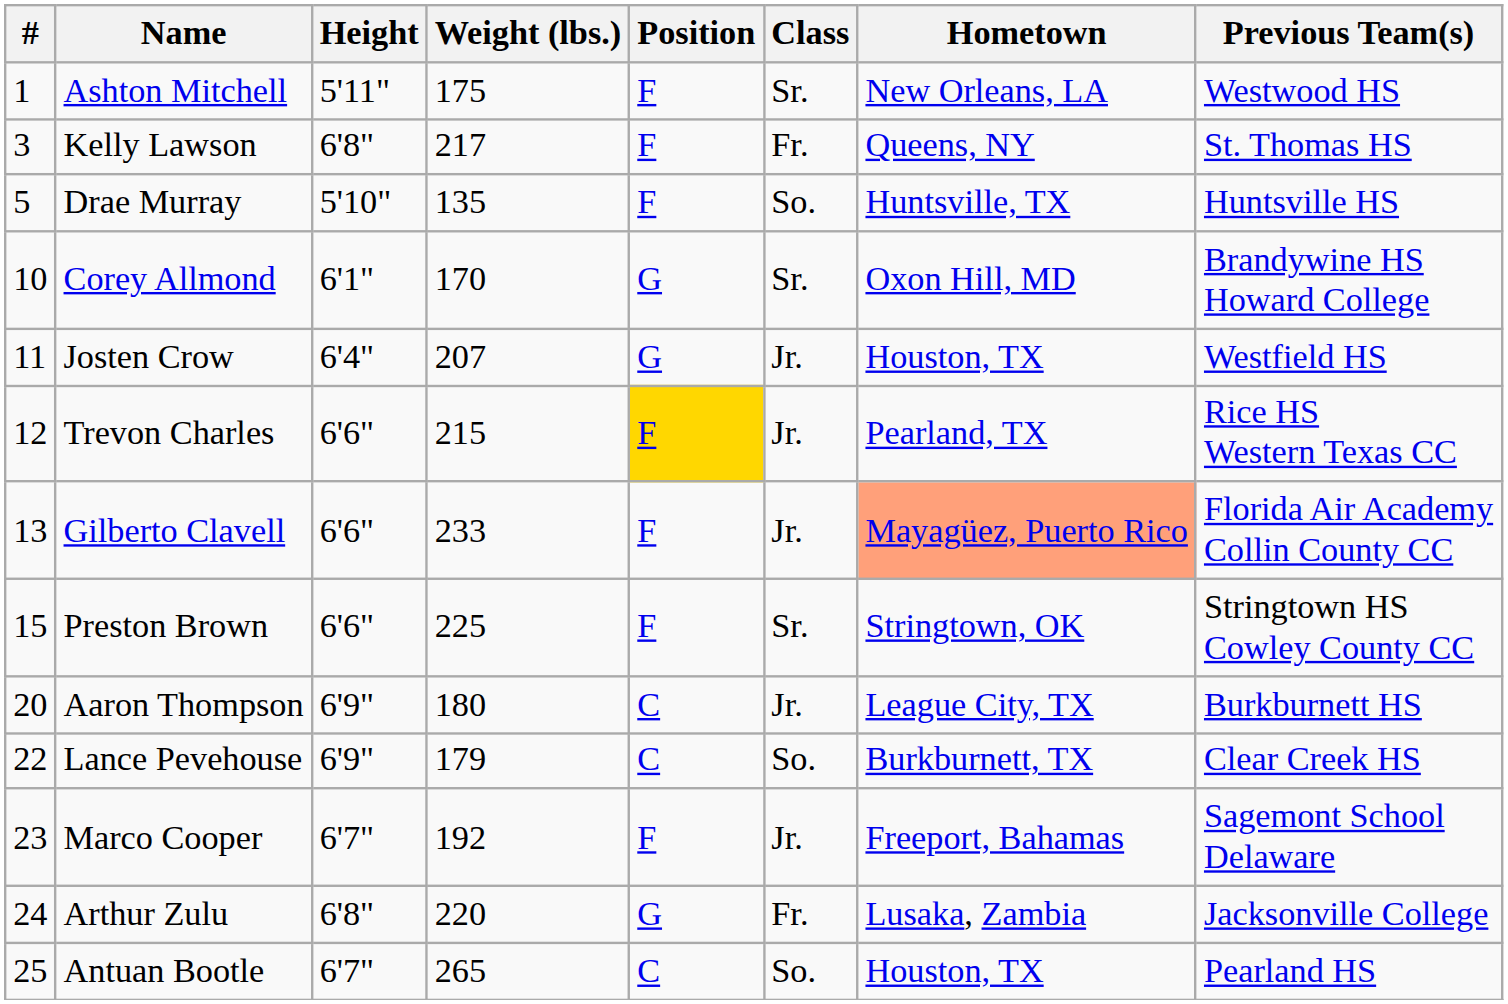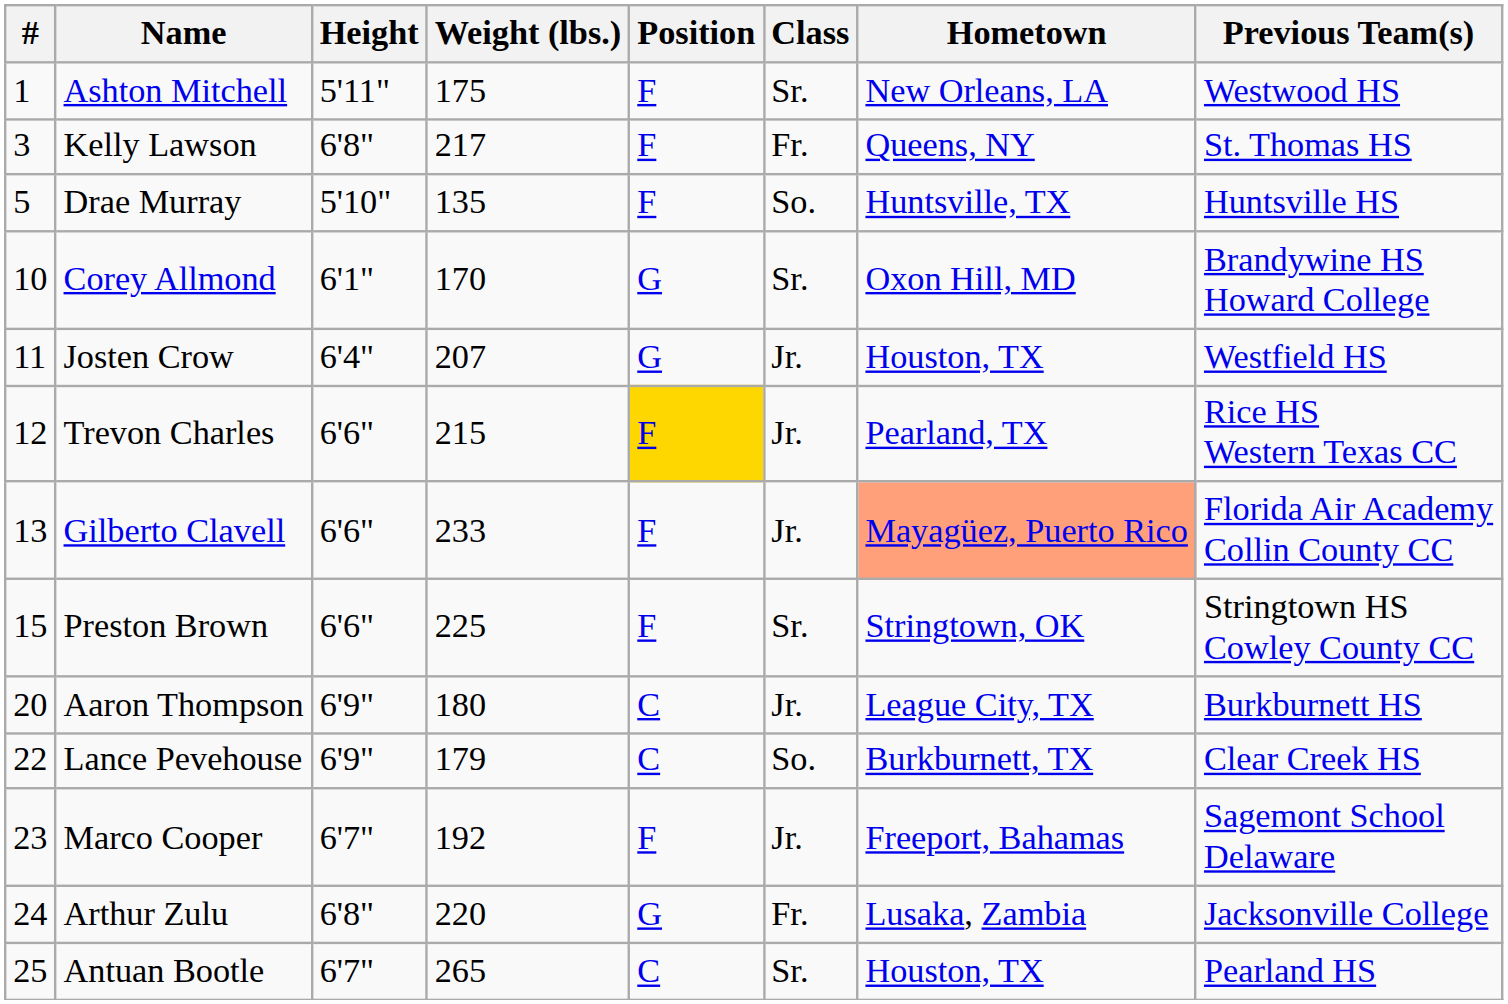(794, 970) So. -> (790, 970) Sr.
